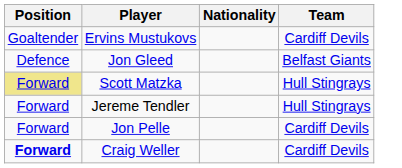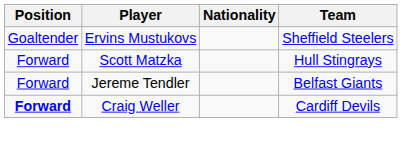(327, 38) Cardiff Devils -> (338, 38) Sheffield Steelers
- row: (141, 60)
(43, 83) khaki background -> (43, 60) no background
(327, 106) Hull Stingrays -> (338, 83) Belfast Giants
- row: (141, 128)
